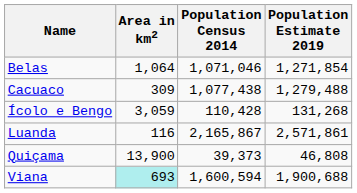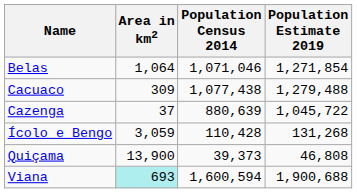+ row: (36, 112)
- row: (32, 134)
